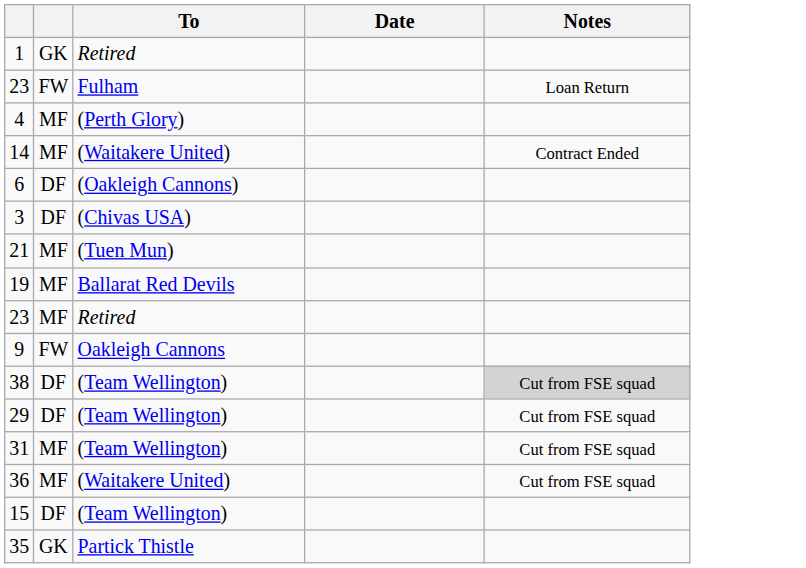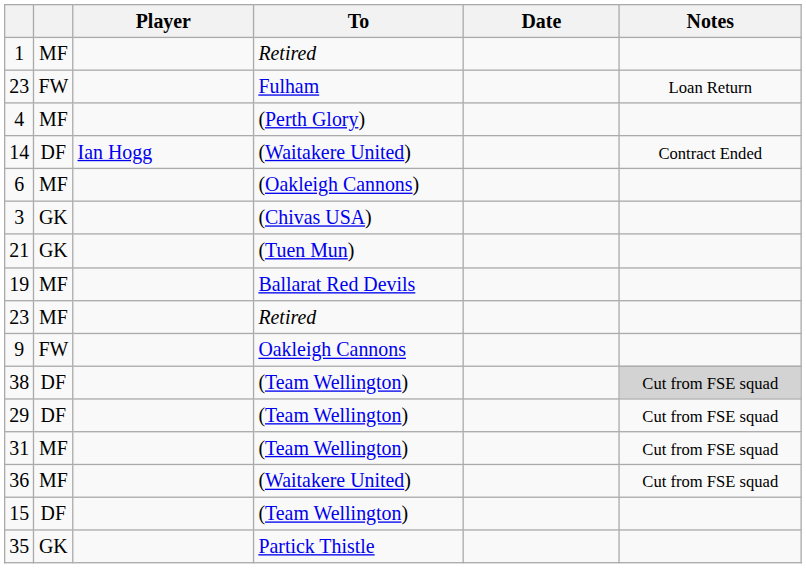+ column: (163, 21)
(53, 53) GK -> (53, 53) MF
(53, 152) MF -> (53, 152) DF
(53, 185) DF -> (53, 185) MF
(53, 218) DF -> (53, 218) GK
(53, 250) MF -> (53, 250) GK
